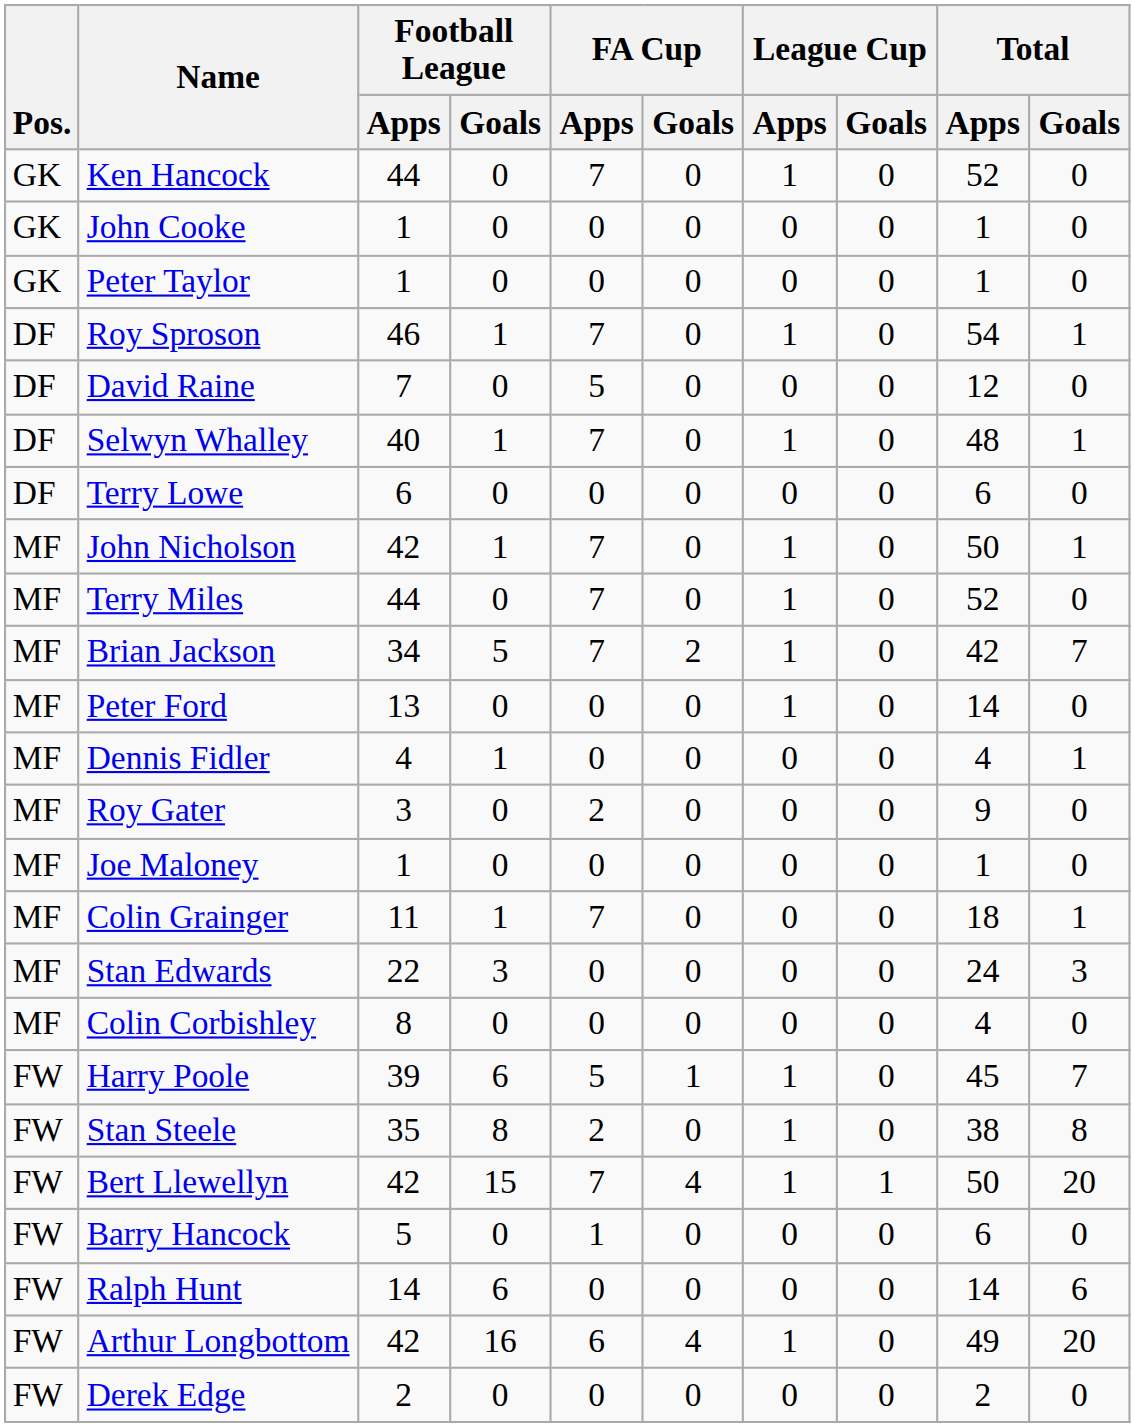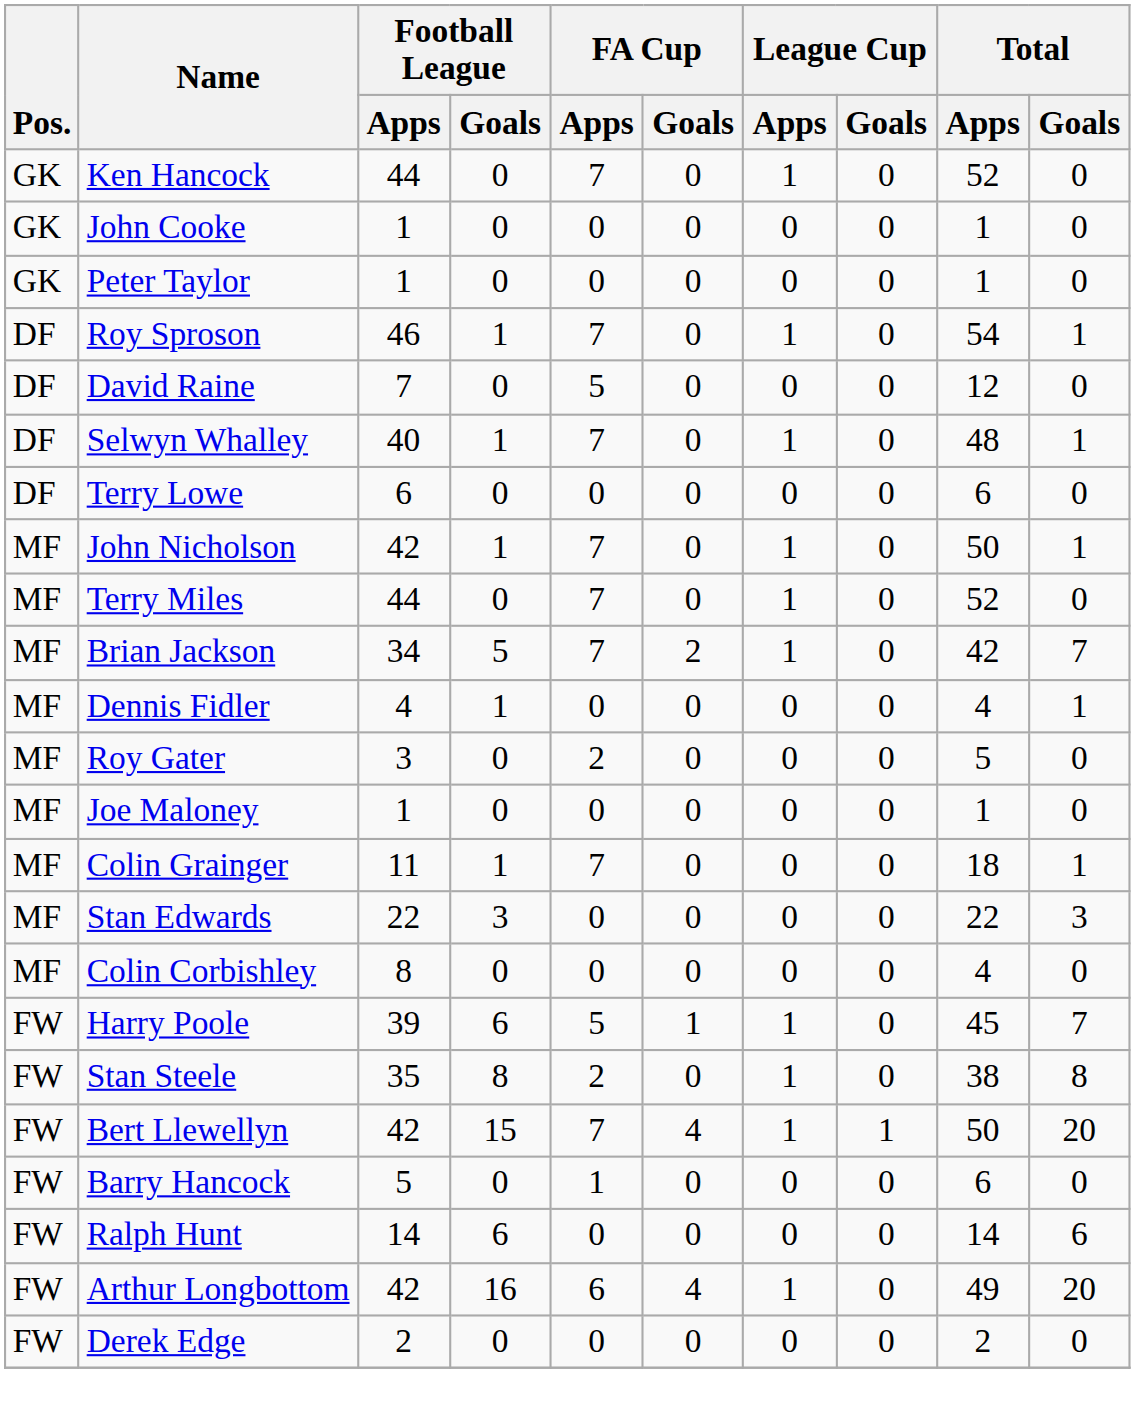- row: (157, 705)
(983, 811) 9 -> (983, 758) 5
(983, 970) 24 -> (983, 917) 22
